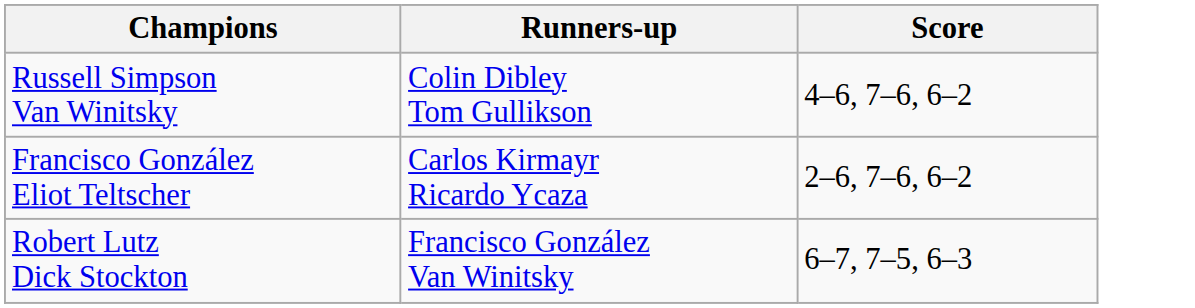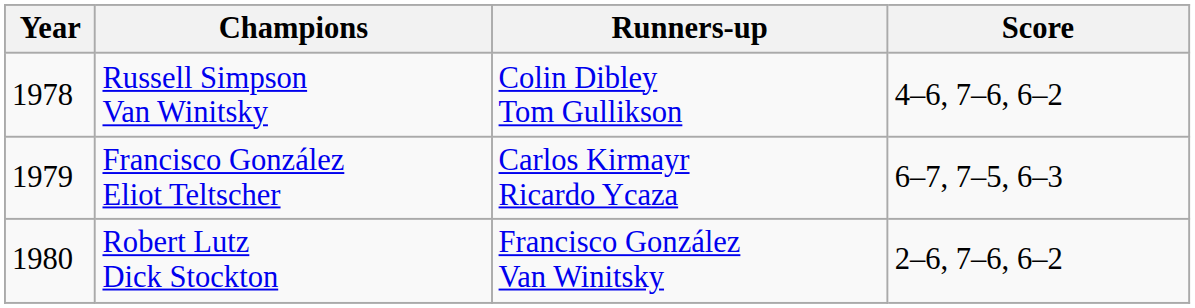+ column: (50, 28)
(888, 177) 2–6, 7–6, 6–2 -> (979, 177) 6–7, 7–5, 6–3
(888, 260) 6–7, 7–5, 6–3 -> (979, 260) 2–6, 7–6, 6–2
